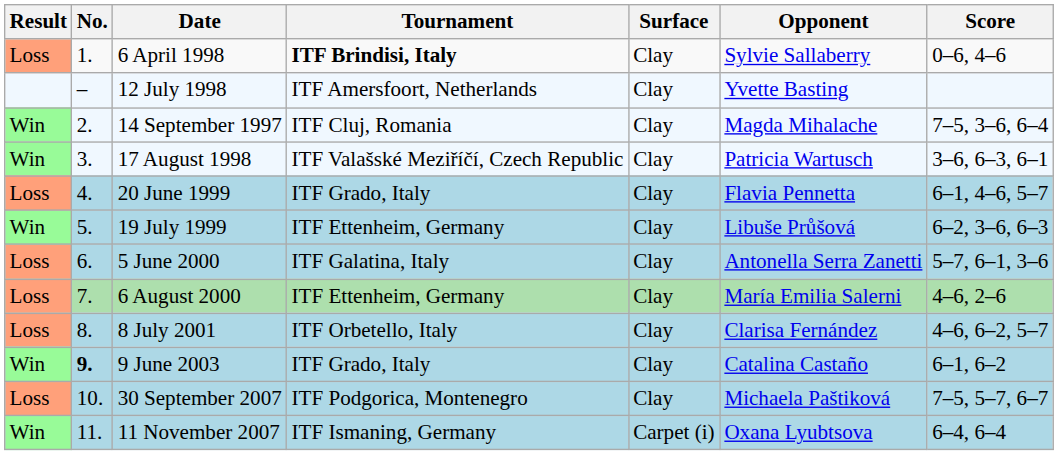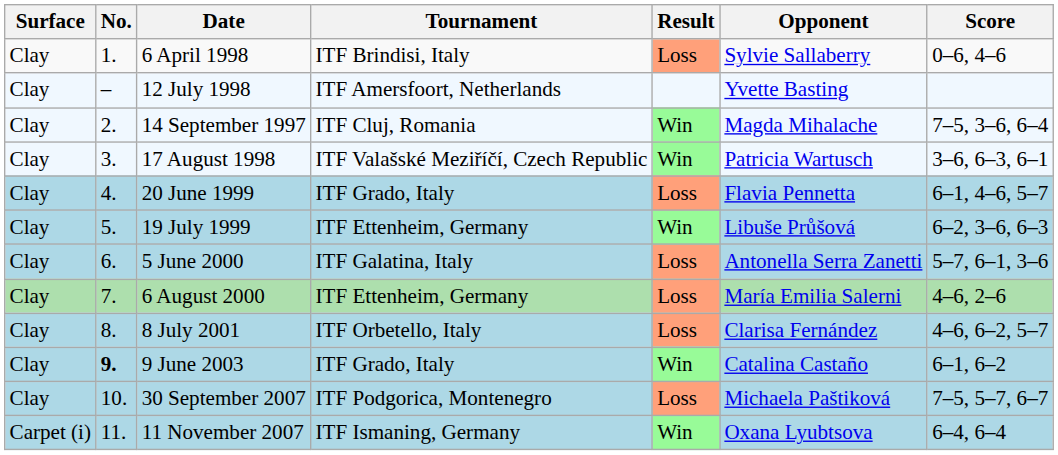columns swapped: (38, 21) <-> (674, 21)
(374, 55) bold -> (393, 55) normal
